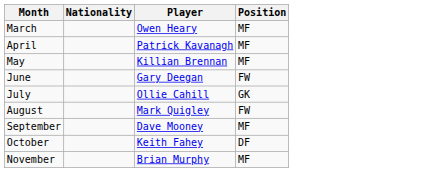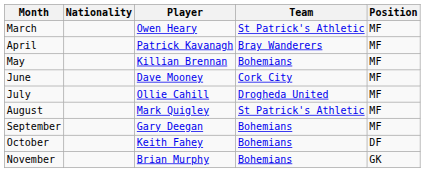+ column: (301, 13)
(170, 78) Gary Deegan -> (170, 78) Dave Mooney
(244, 78) FW -> (375, 78) MF
(244, 94) GK -> (375, 94) MF
(244, 110) FW -> (375, 110) MF
(170, 127) Dave Mooney -> (170, 127) Gary Deegan
(244, 159) MF -> (375, 159) GK
